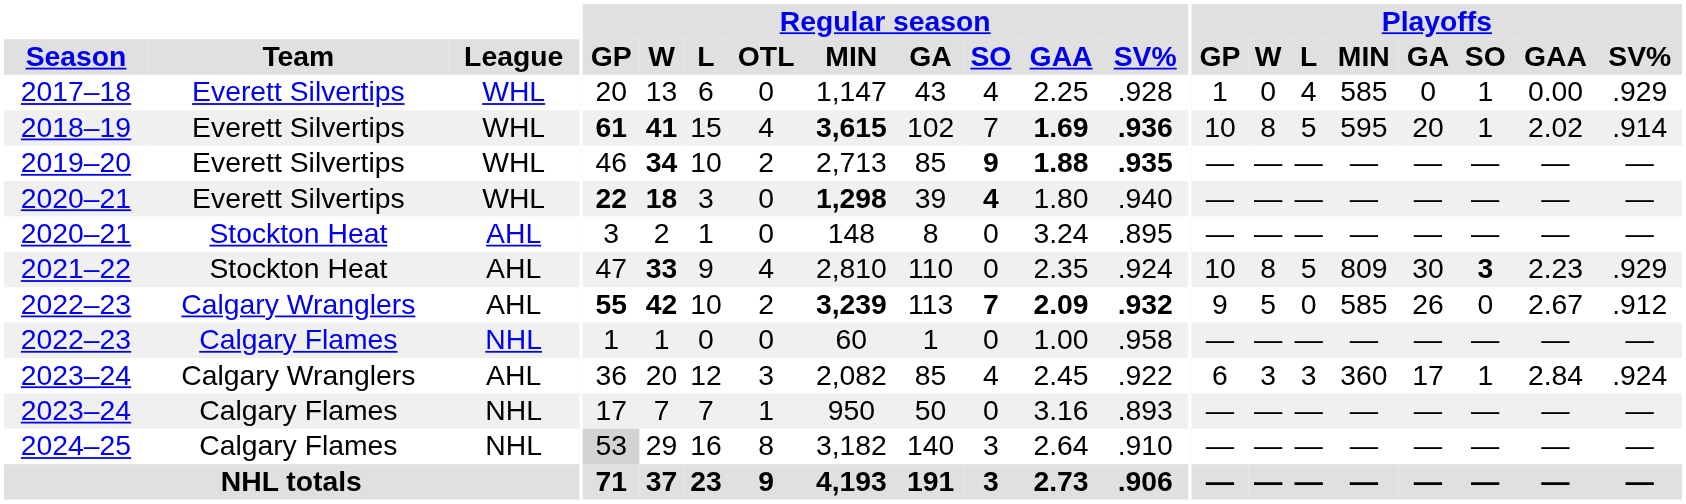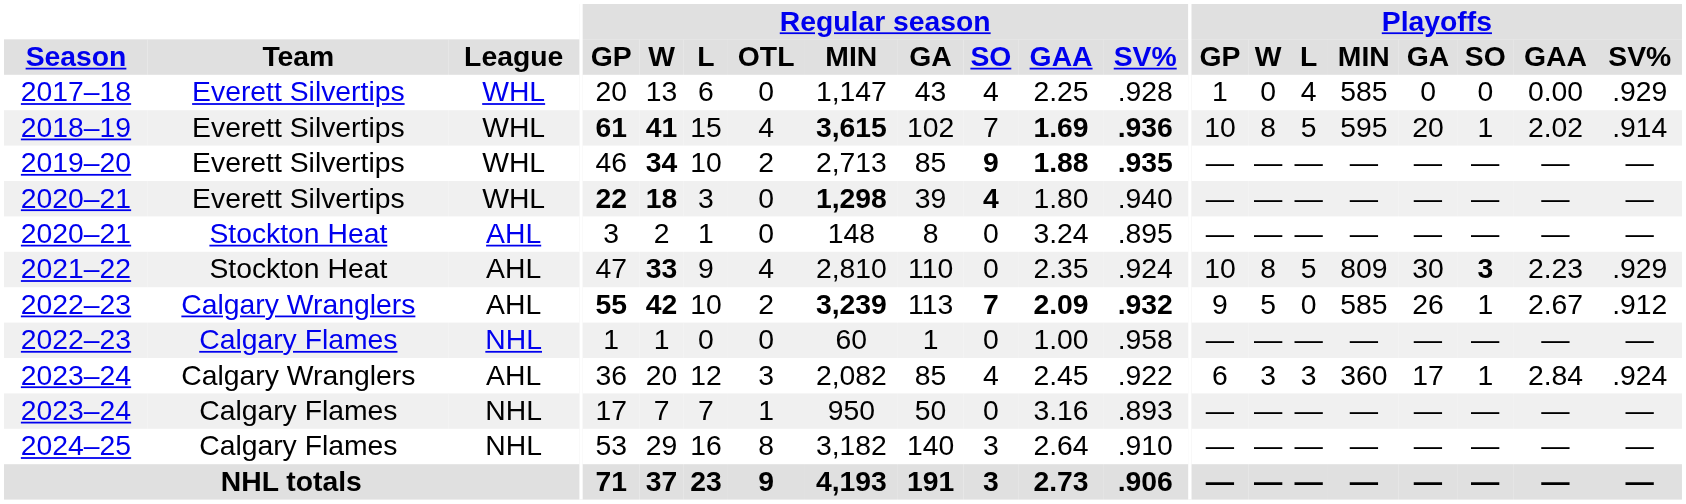(1485, 92) 1 -> (1485, 92) 0
(1485, 304) 0 -> (1485, 304) 1
(611, 446) lightgrey background -> (611, 446) no background
